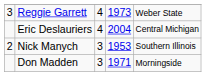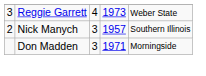- row: (55, 29)
(119, 46) 1953 -> (114, 29) 1957
